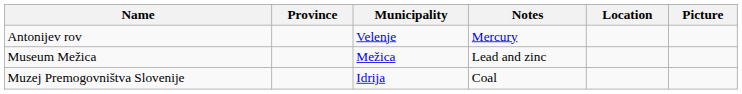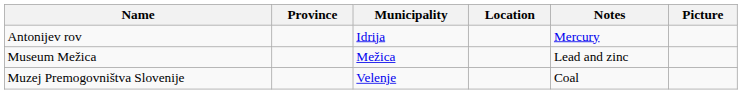columns swapped: (528, 15) <-> (627, 15)
(376, 36) Velenje -> (371, 36) Idrija
(371, 78) Idrija -> (376, 78) Velenje
